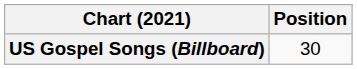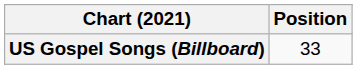(310, 49) 30 -> (310, 49) 33
